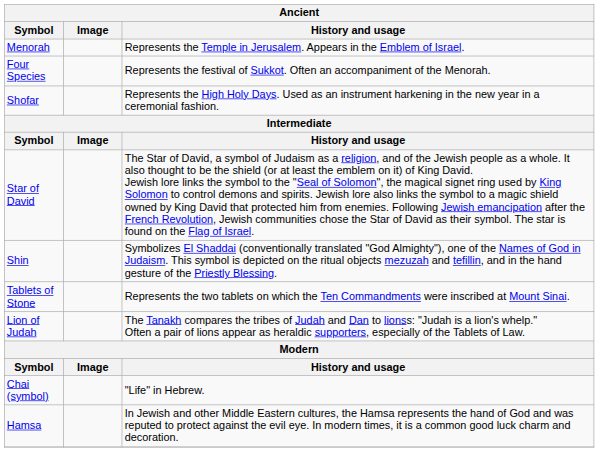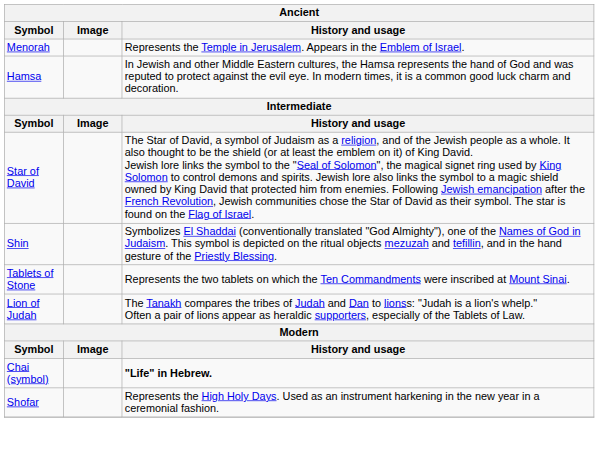- row: (26, 71)
rows swapped: (23, 100) <-> (24, 426)
(165, 390) normal -> (168, 373) bold
